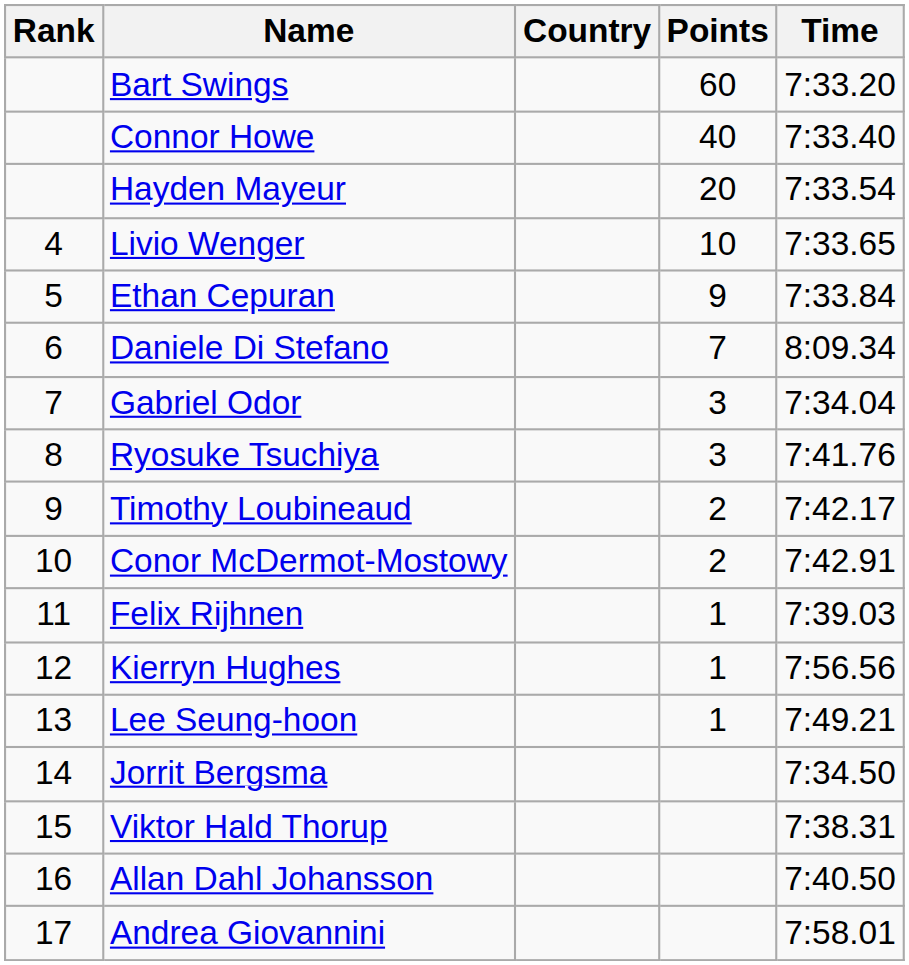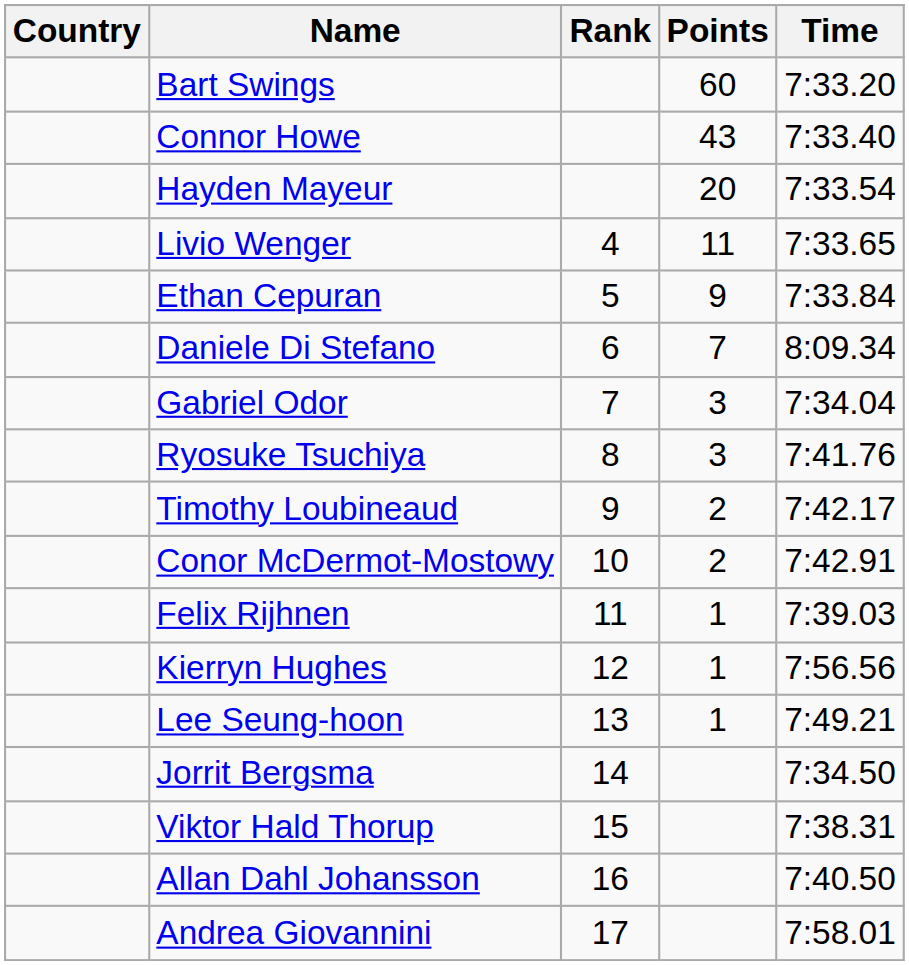columns swapped: (54, 31) <-> (587, 31)
(718, 137) 40 -> (718, 137) 43
(718, 243) 10 -> (718, 243) 11
